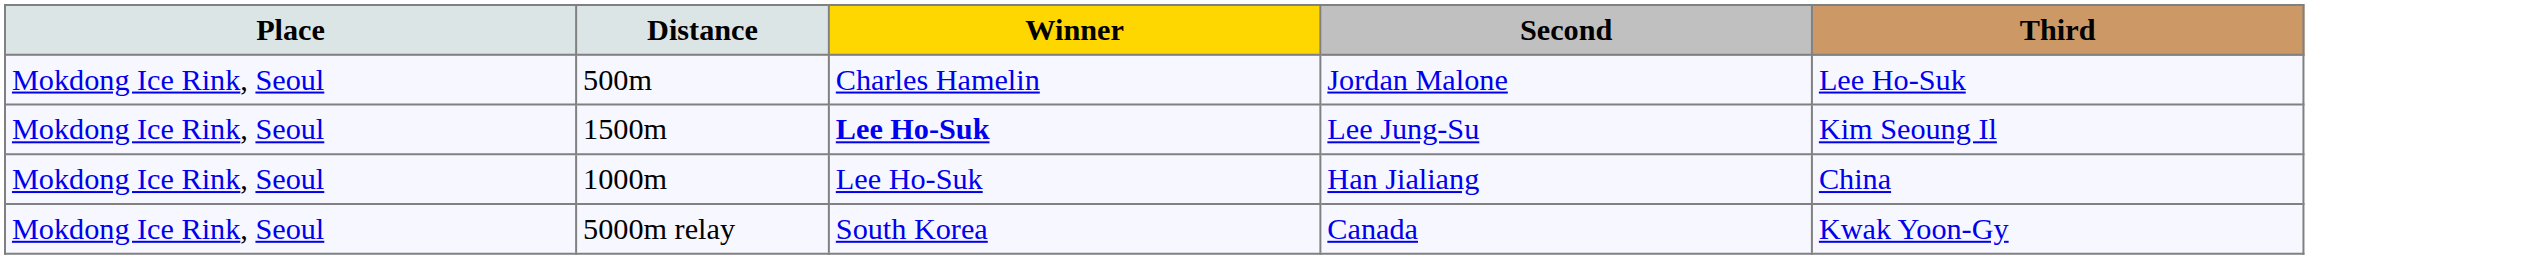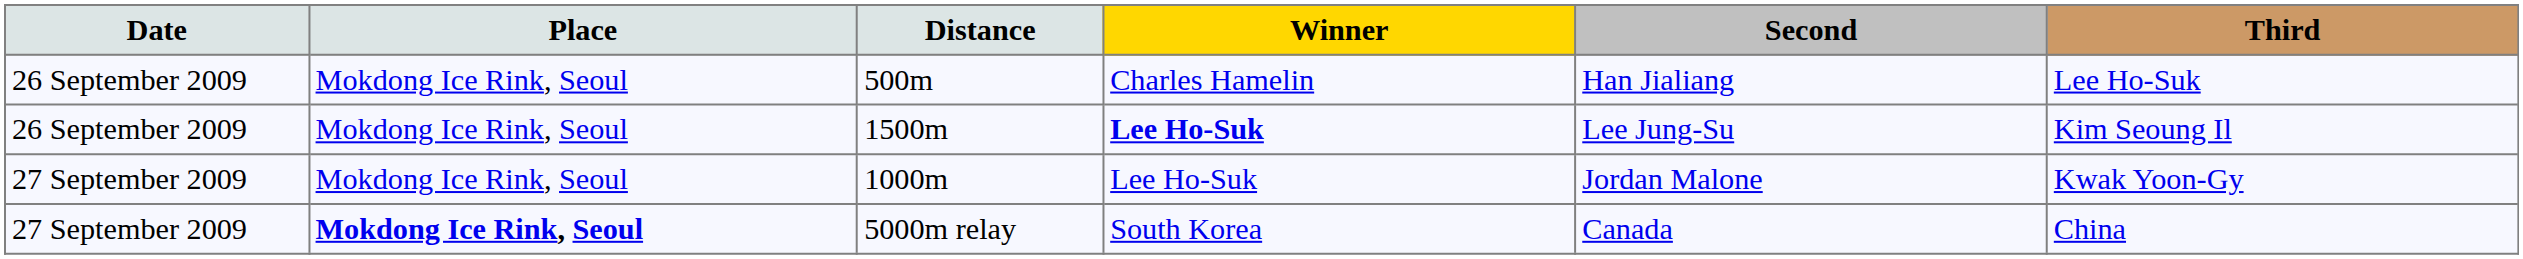+ column: (157, 29)
(1418, 79) Jordan Malone -> (1658, 79) Han Jialiang
(1403, 178) Han Jialiang -> (1672, 178) Jordan Malone
(1855, 178) China -> (2149, 178) Kwak Yoon-Gy
(168, 228) normal -> (479, 228) bold
(1914, 228) Kwak Yoon-Gy -> (2090, 228) China
